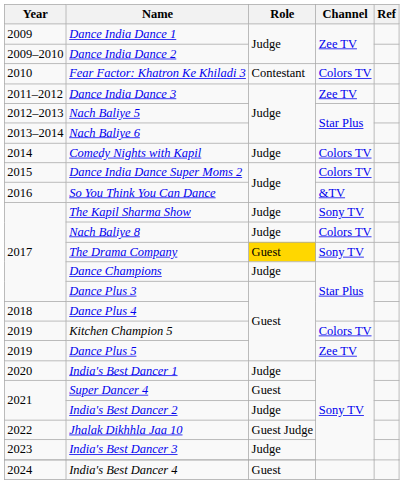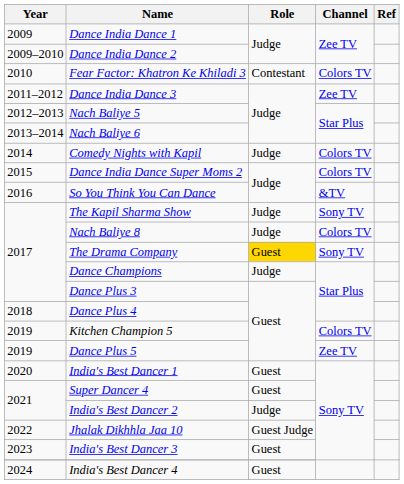(266, 370) Judge -> (266, 370) Guest
(266, 449) Judge -> (266, 449) Guest
